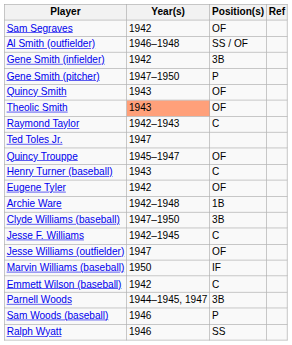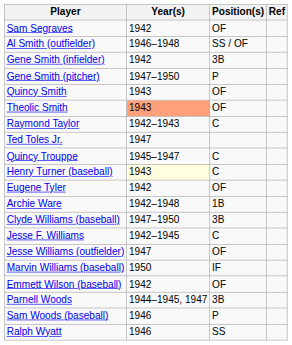(219, 156) OF -> (216, 156) C
(140, 172) no background -> (140, 172) lightyellow background
(216, 284) C -> (219, 284) OF
